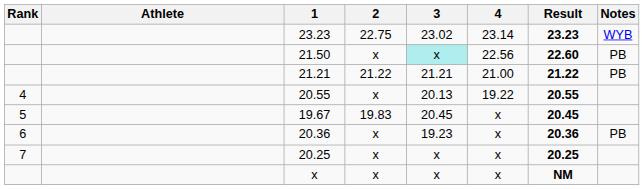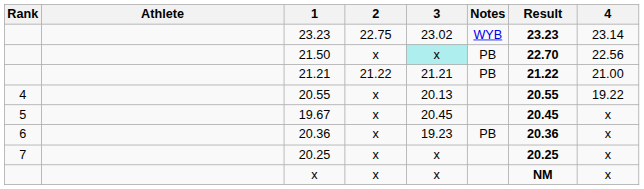columns swapped: (498, 14) <-> (618, 14)
(563, 54) 22.60 -> (543, 54) 22.70
(376, 114) 19.83 -> (376, 114) x
